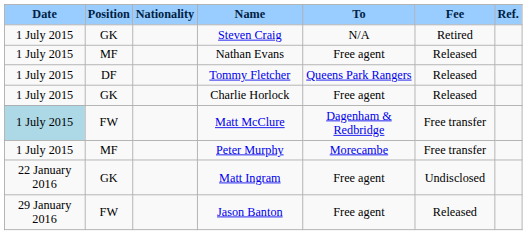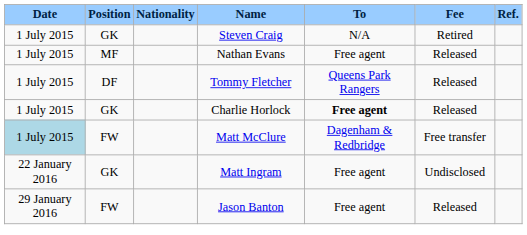(359, 95) normal -> (360, 110) bold
- row: (250, 150)
